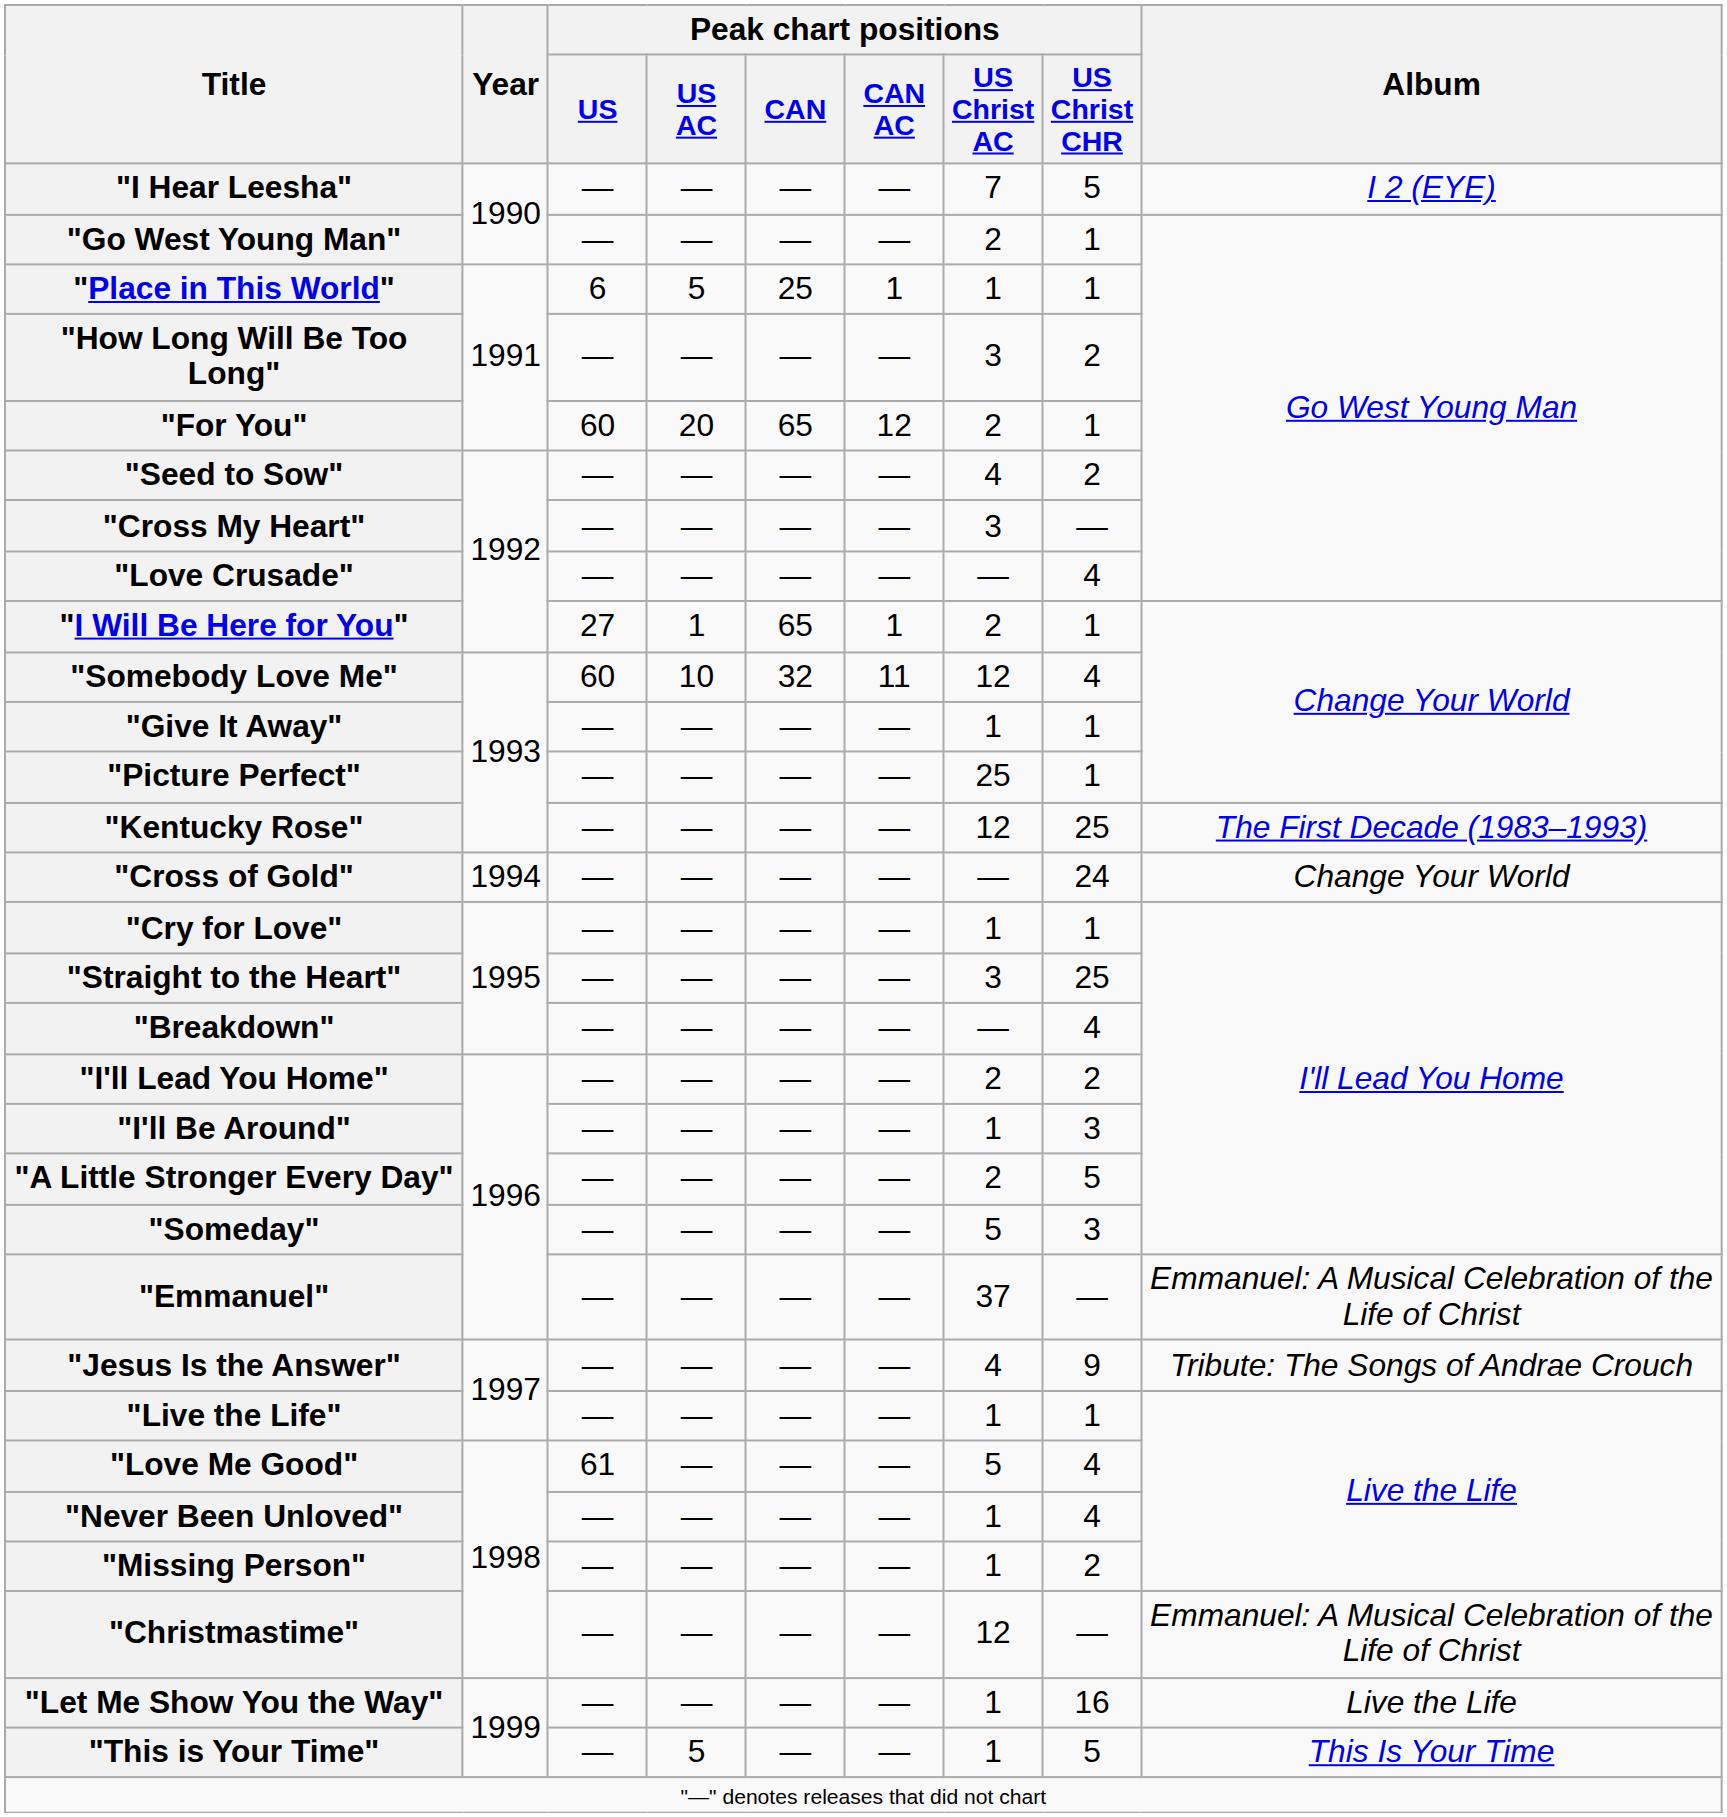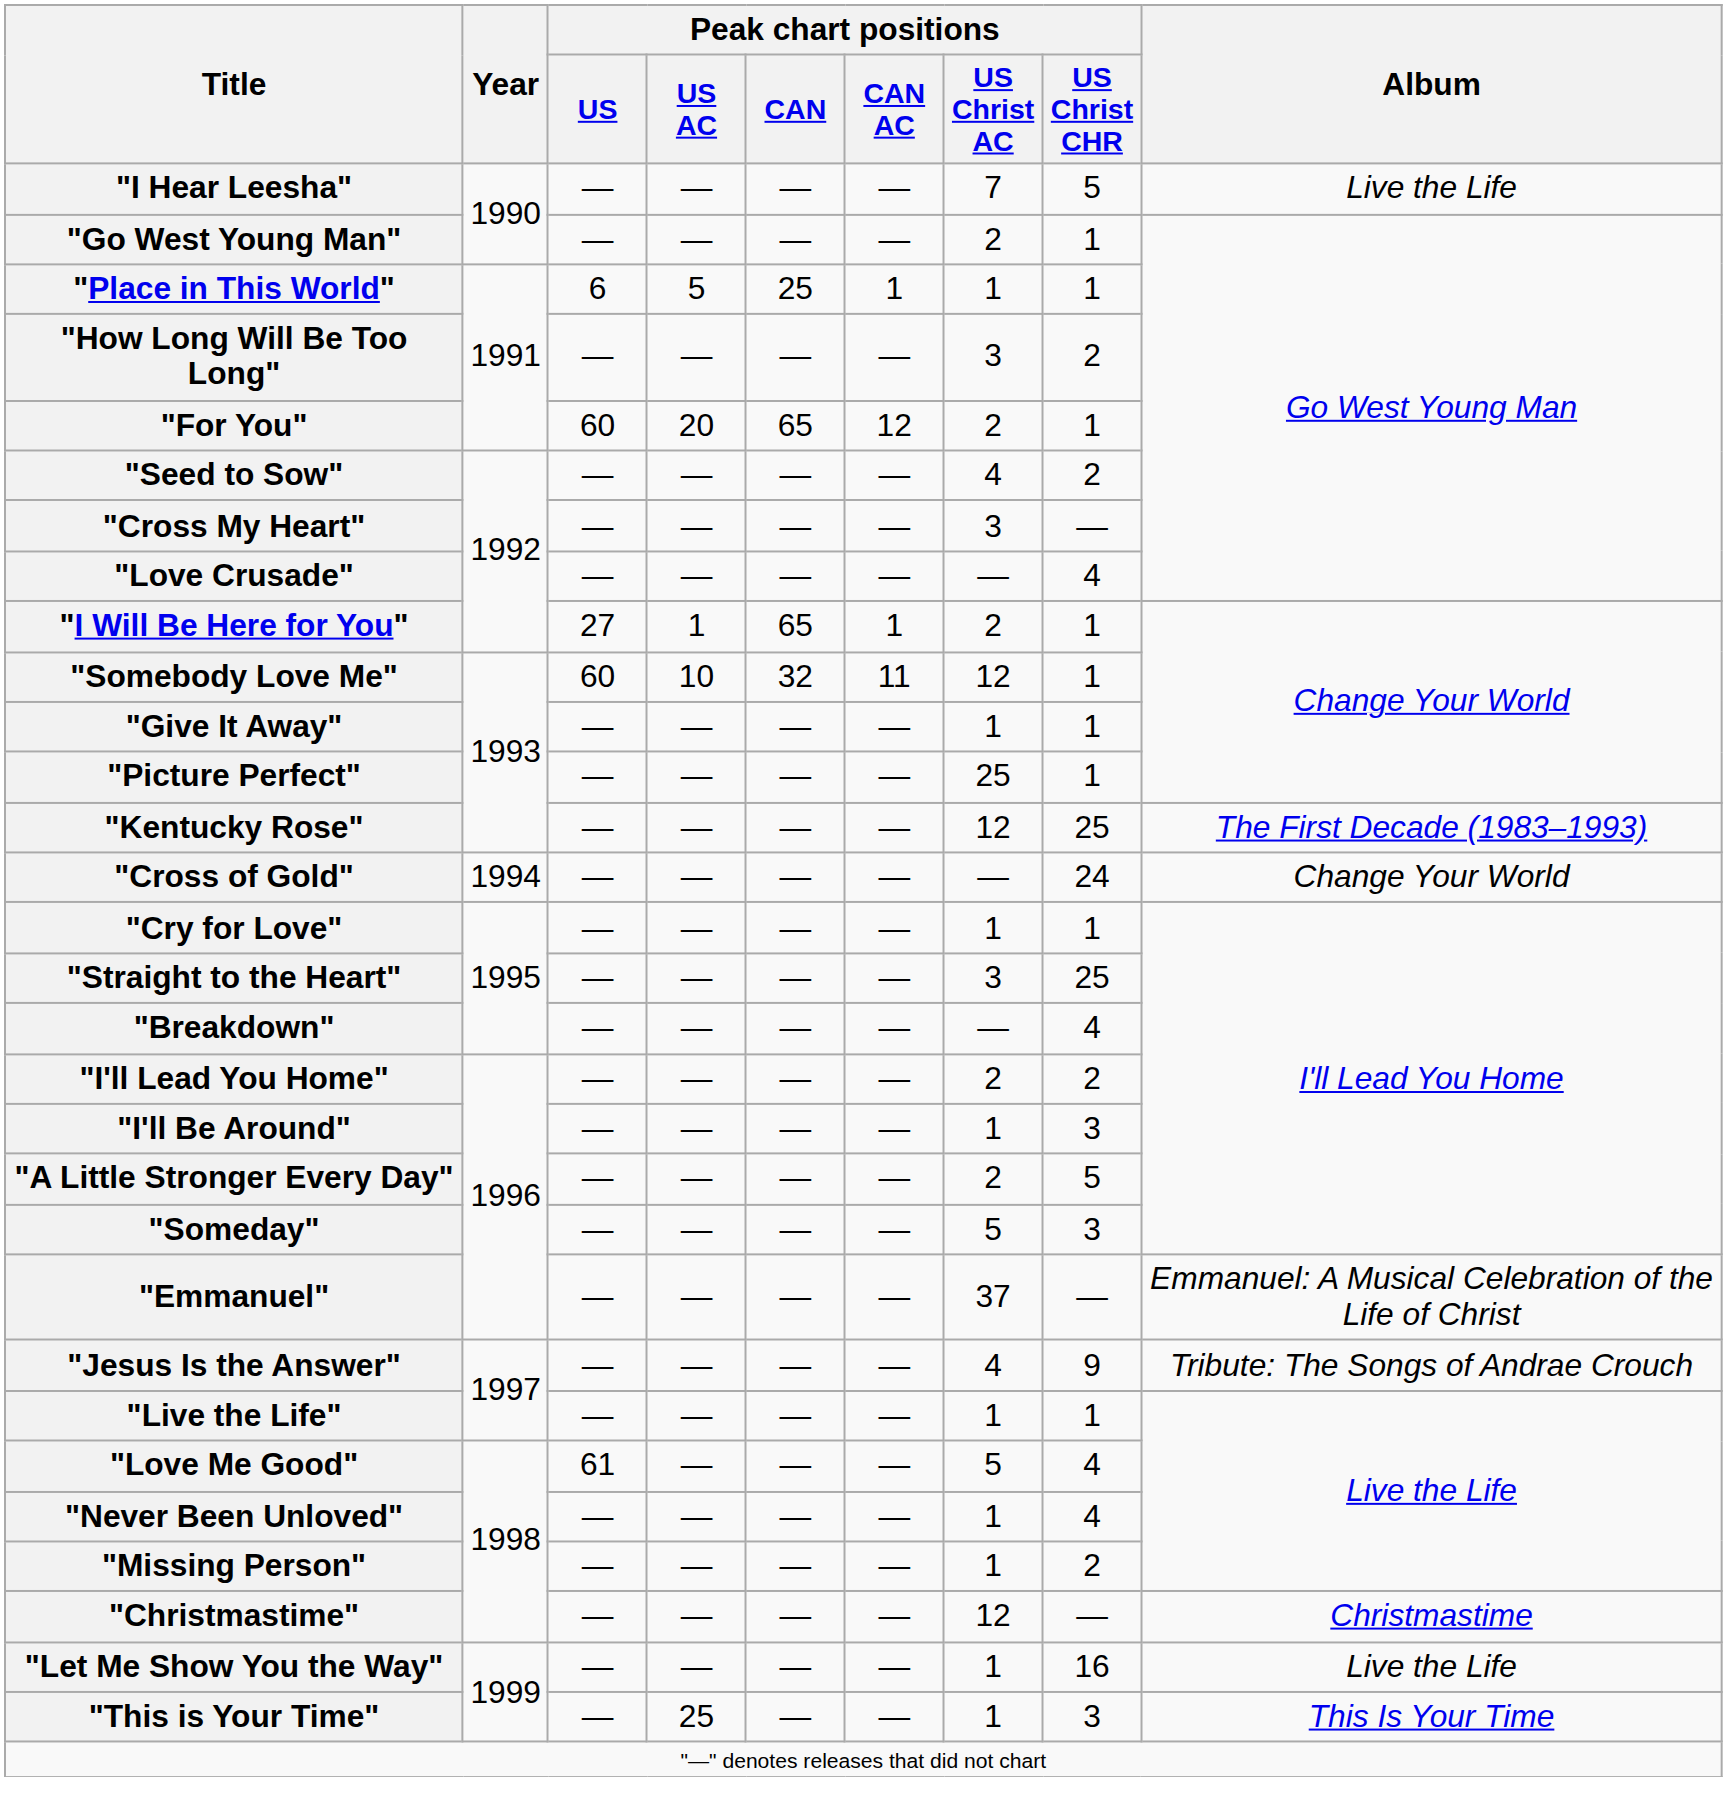(1432, 188) I 2 (EYE) -> (1432, 188) Live the Life
(1092, 676) 4 -> (1092, 676) 1
(1432, 1633) Emmanuel: A Musical Celebration of the Life of Christ -> (1432, 1616) Christmastime
(697, 1752) 5 -> (696, 1716) 25
(1092, 1752) 5 -> (1092, 1716) 3
